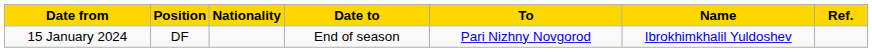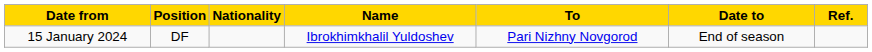columns swapped: (718, 15) <-> (357, 15)
